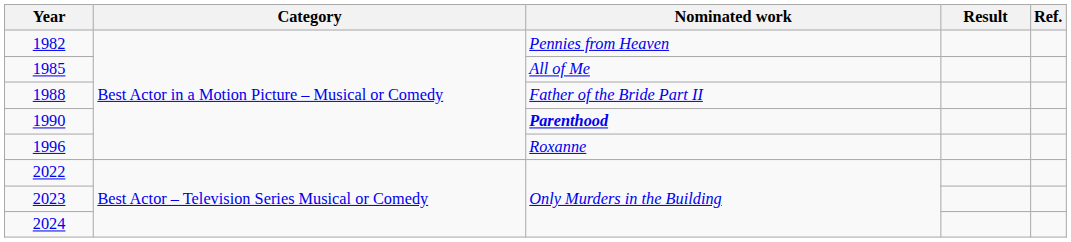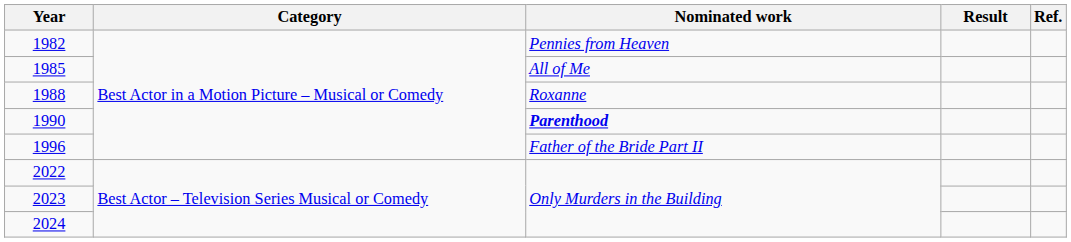(616, 95) Father of the Bride Part II -> (558, 95) Roxanne
(558, 146) Roxanne -> (616, 146) Father of the Bride Part II
